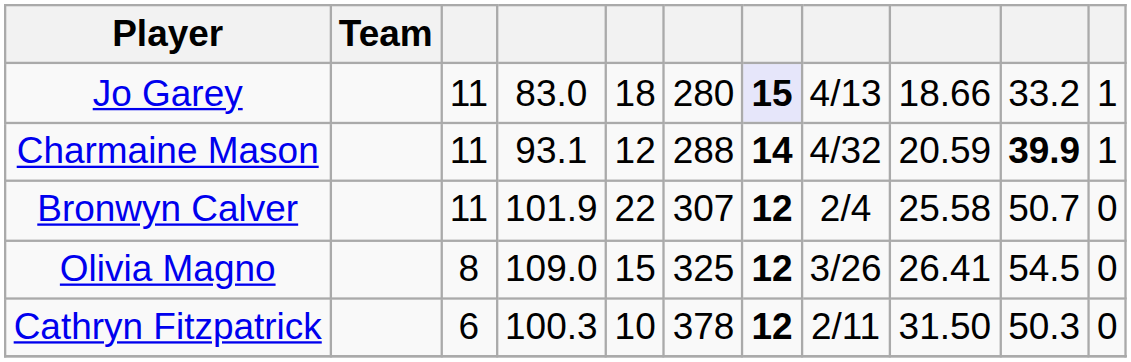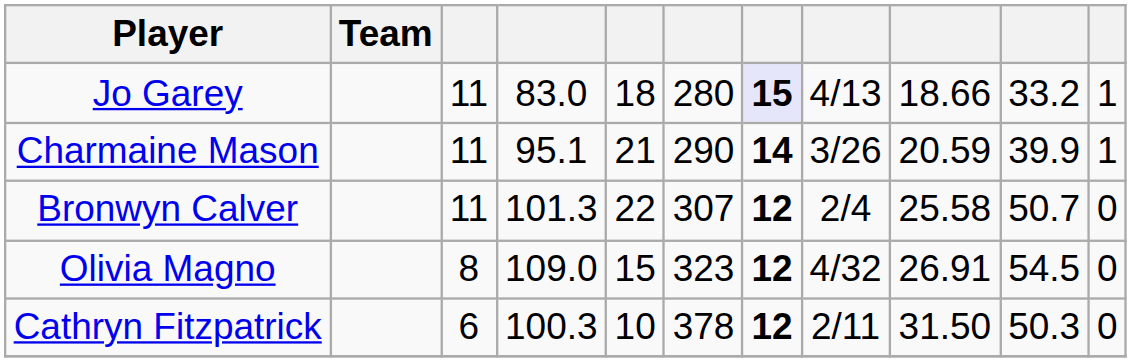(551, 151) 93.1 -> (551, 151) 95.1
(635, 151) 12 -> (635, 151) 21
(704, 151) 288 -> (704, 151) 290
(846, 151) 4/32 -> (846, 151) 3/26
(1044, 151) bold -> (1044, 151) normal
(551, 209) 101.9 -> (551, 209) 101.3
(704, 268) 325 -> (704, 268) 323
(846, 268) 3/26 -> (846, 268) 4/32
(945, 268) 26.41 -> (945, 268) 26.91
